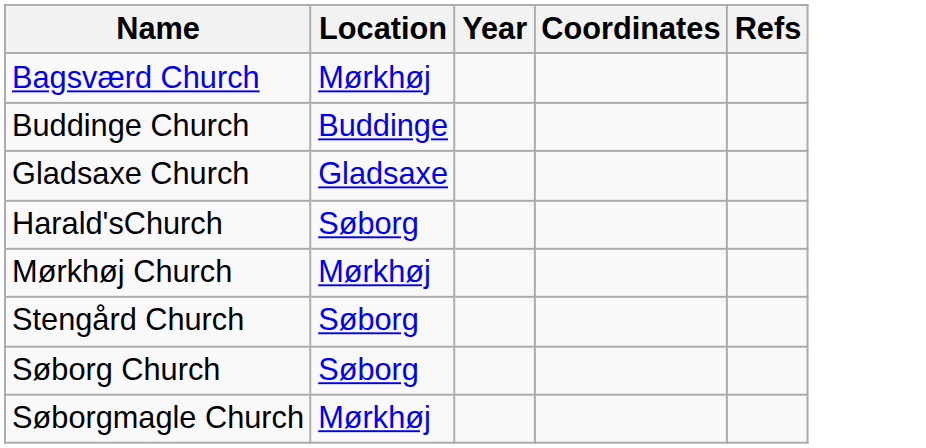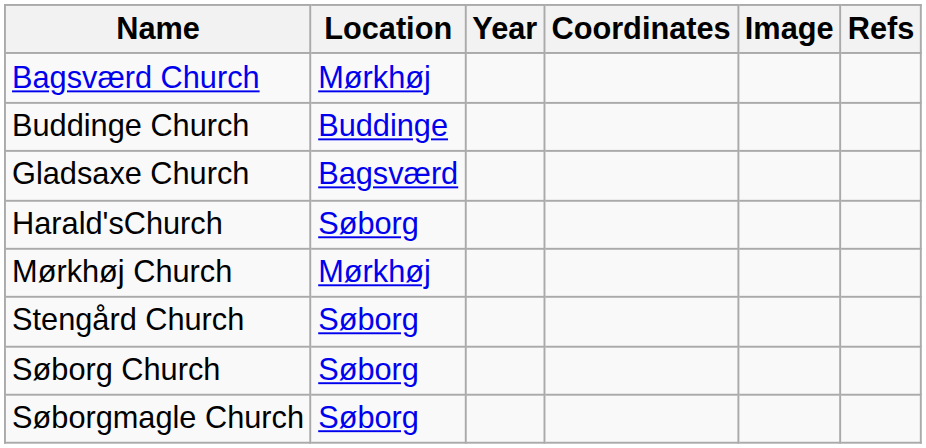+ column: (789, 28)
(383, 175) Gladsaxe -> (388, 175) Bagsværd
(374, 418) Mørkhøj -> (369, 418) Søborg
